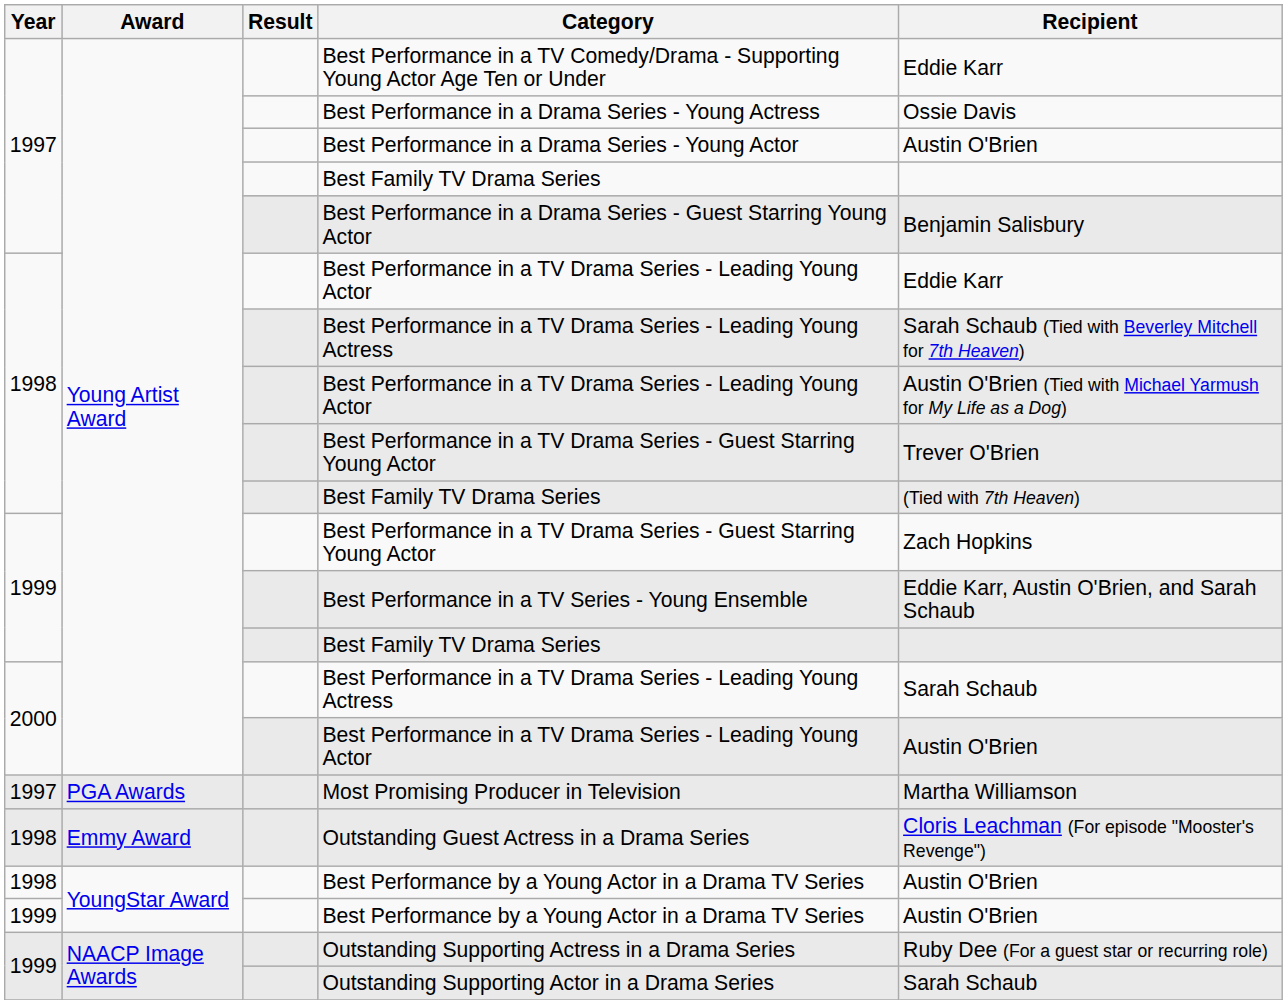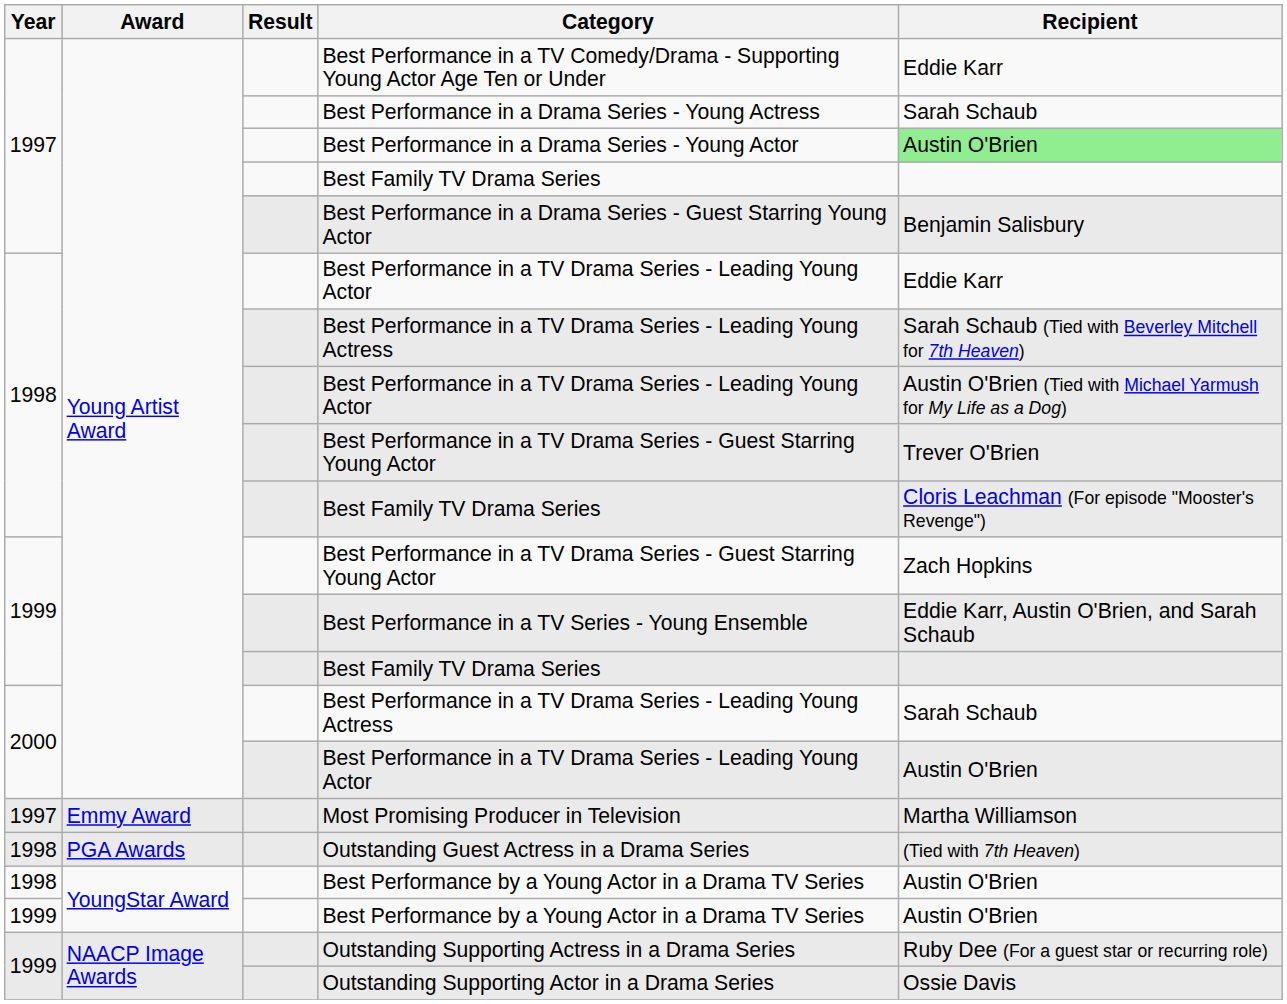(960, 112) Ossie Davis -> (970, 112) Sarah Schaub
(970, 146) no background -> (970, 146) lightgreen background
(992, 499) (Tied with 7th Heaven) -> (1078, 509) Cloris Leachman (For episode "Mooster's Revenge")
(126, 792) PGA Awards -> (129, 816) Emmy Award
(129, 837) Emmy Award -> (126, 849) PGA Awards
(1078, 837) Cloris Leachman (For episode "Mooster's Revenge") -> (992, 851) (Tied with 7th Heaven)
(970, 983) Sarah Schaub -> (960, 983) Ossie Davis
